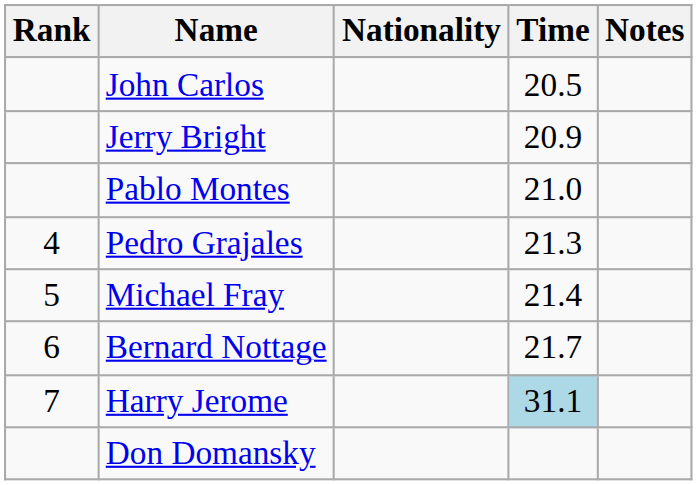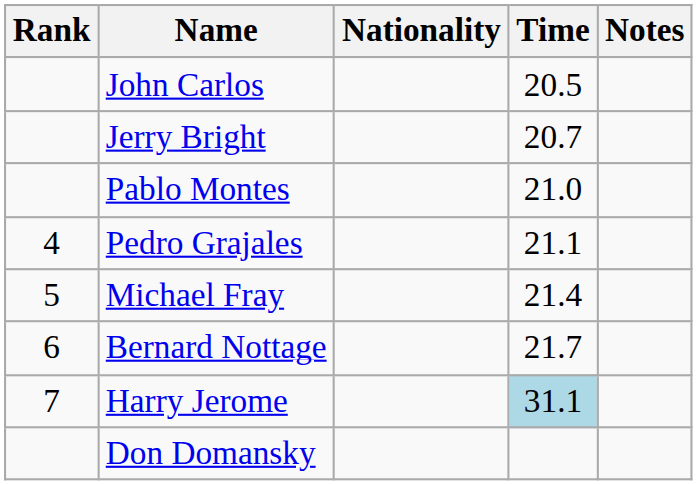(553, 136) 20.9 -> (553, 136) 20.7
(553, 242) 21.3 -> (553, 242) 21.1
